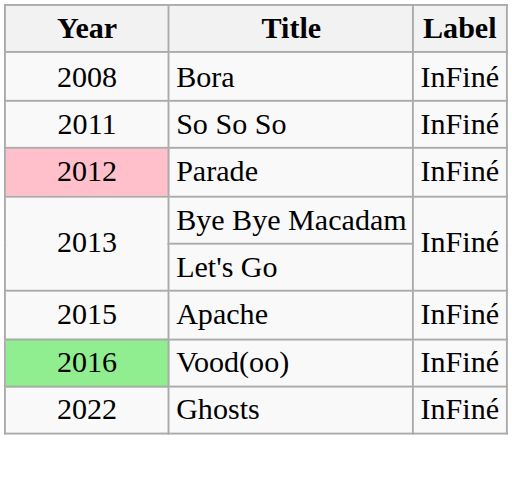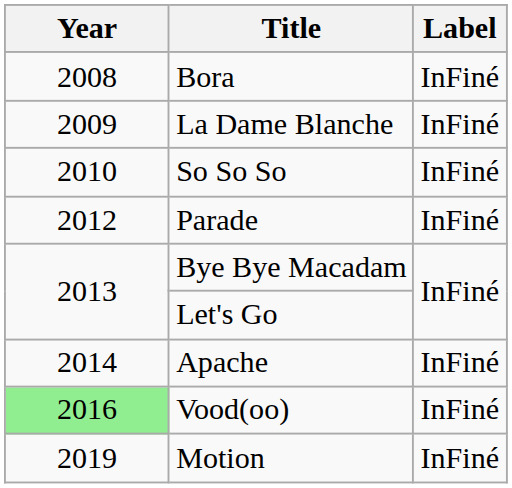+ row: (285, 123)
(87, 123) 2011 -> (87, 171) 2010
(87, 171) pink background -> (87, 219) no background
(87, 314) 2015 -> (87, 362) 2014
+ row: (220, 457)
- row: (218, 409)
